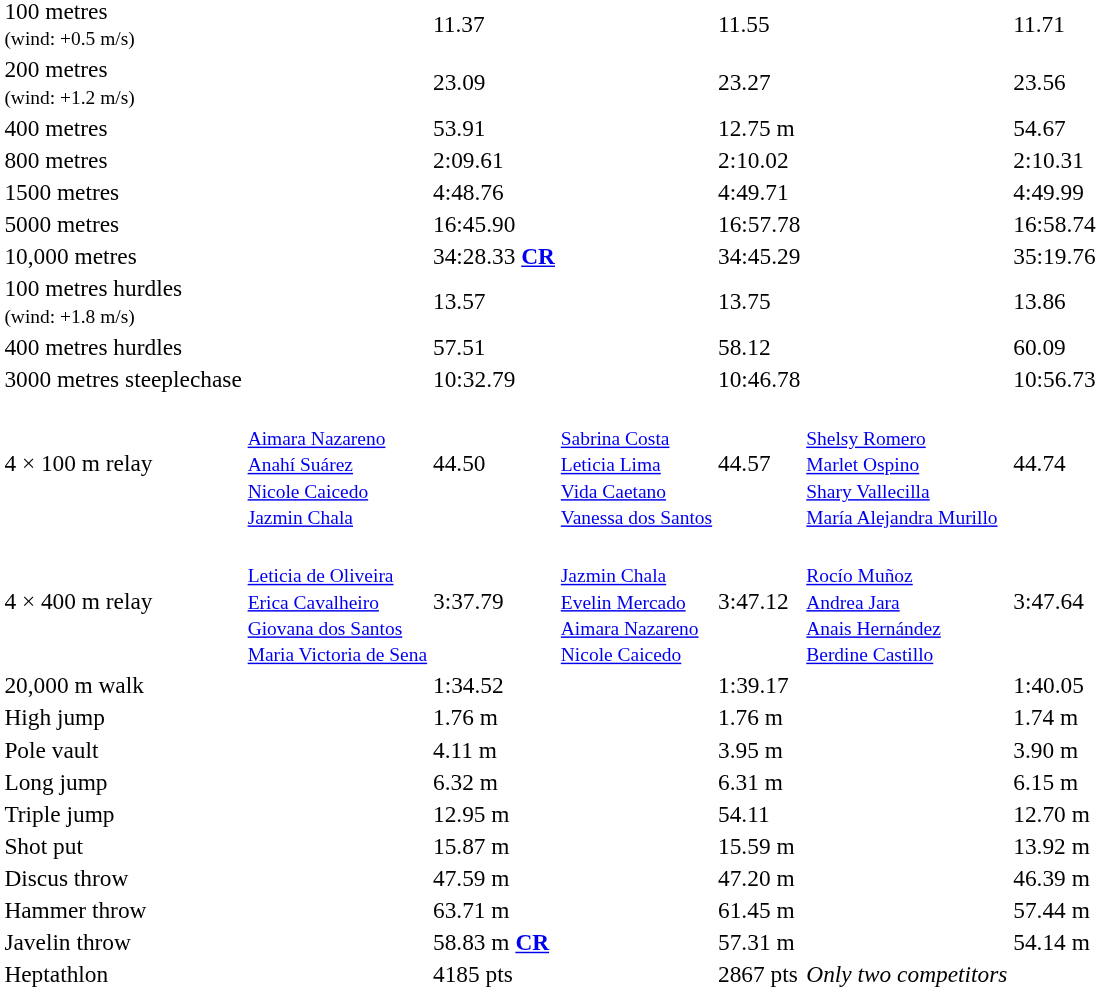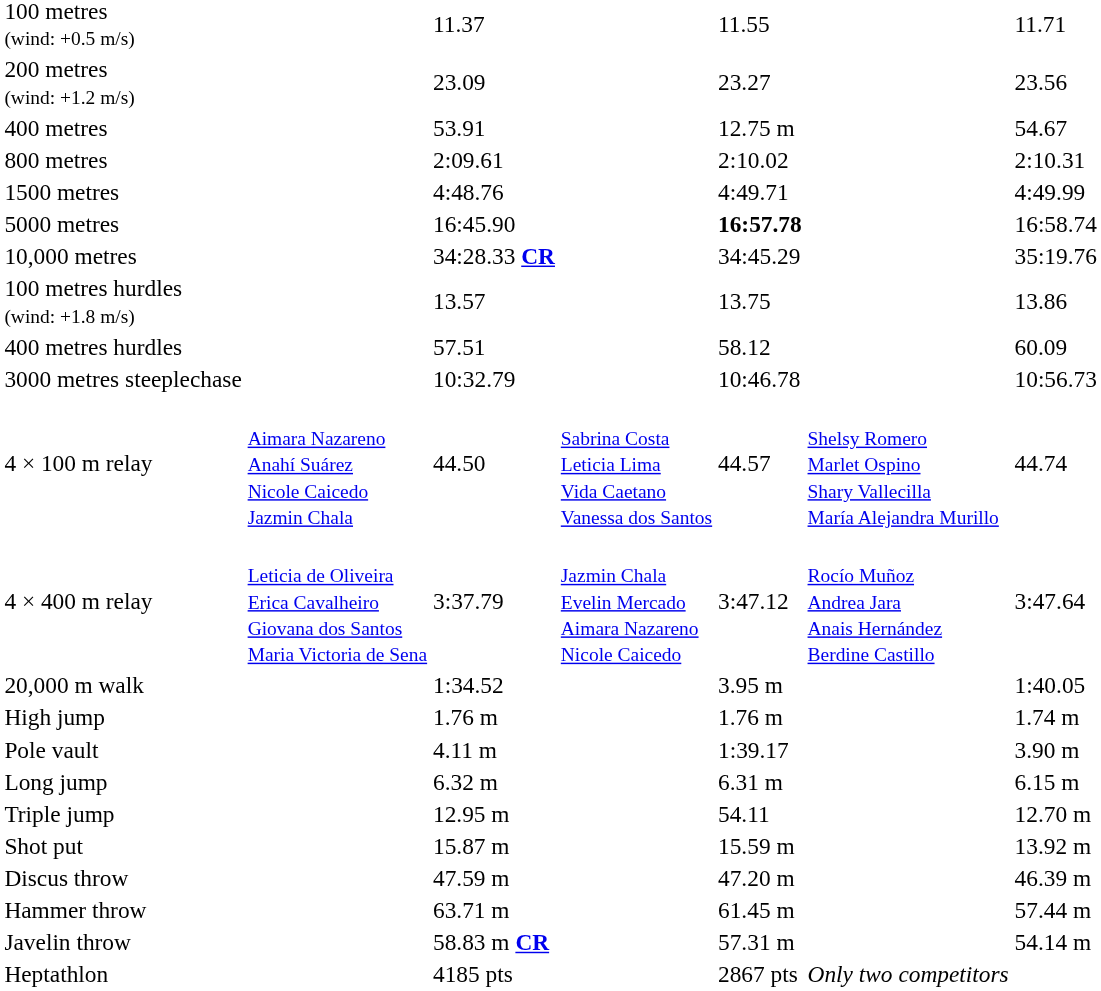(759, 224) normal -> (760, 224) bold
(753, 685) 1:39.17 -> (750, 685) 3.95 m
(750, 750) 3.95 m -> (753, 750) 1:39.17
